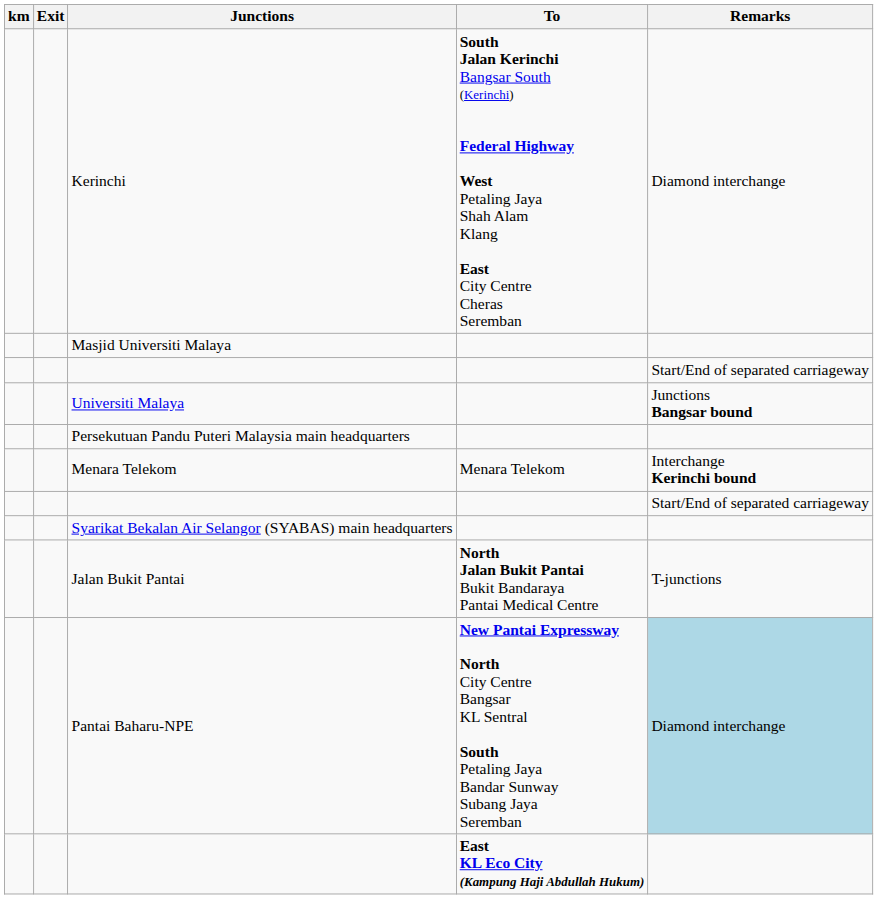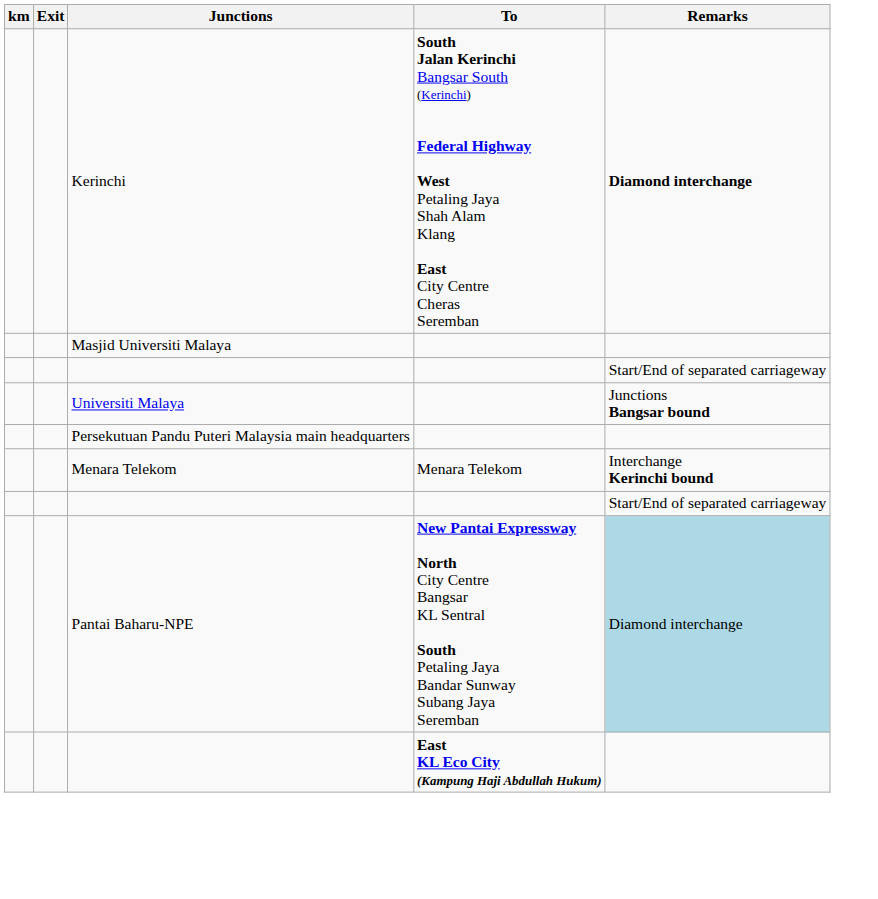(718, 181) normal -> (680, 181) bold
- row: (262, 527)
- row: (128, 578)
